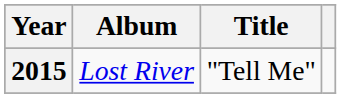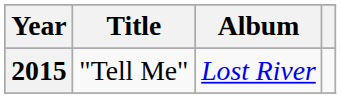columns swapped: (261, 26) <-> (137, 26)
